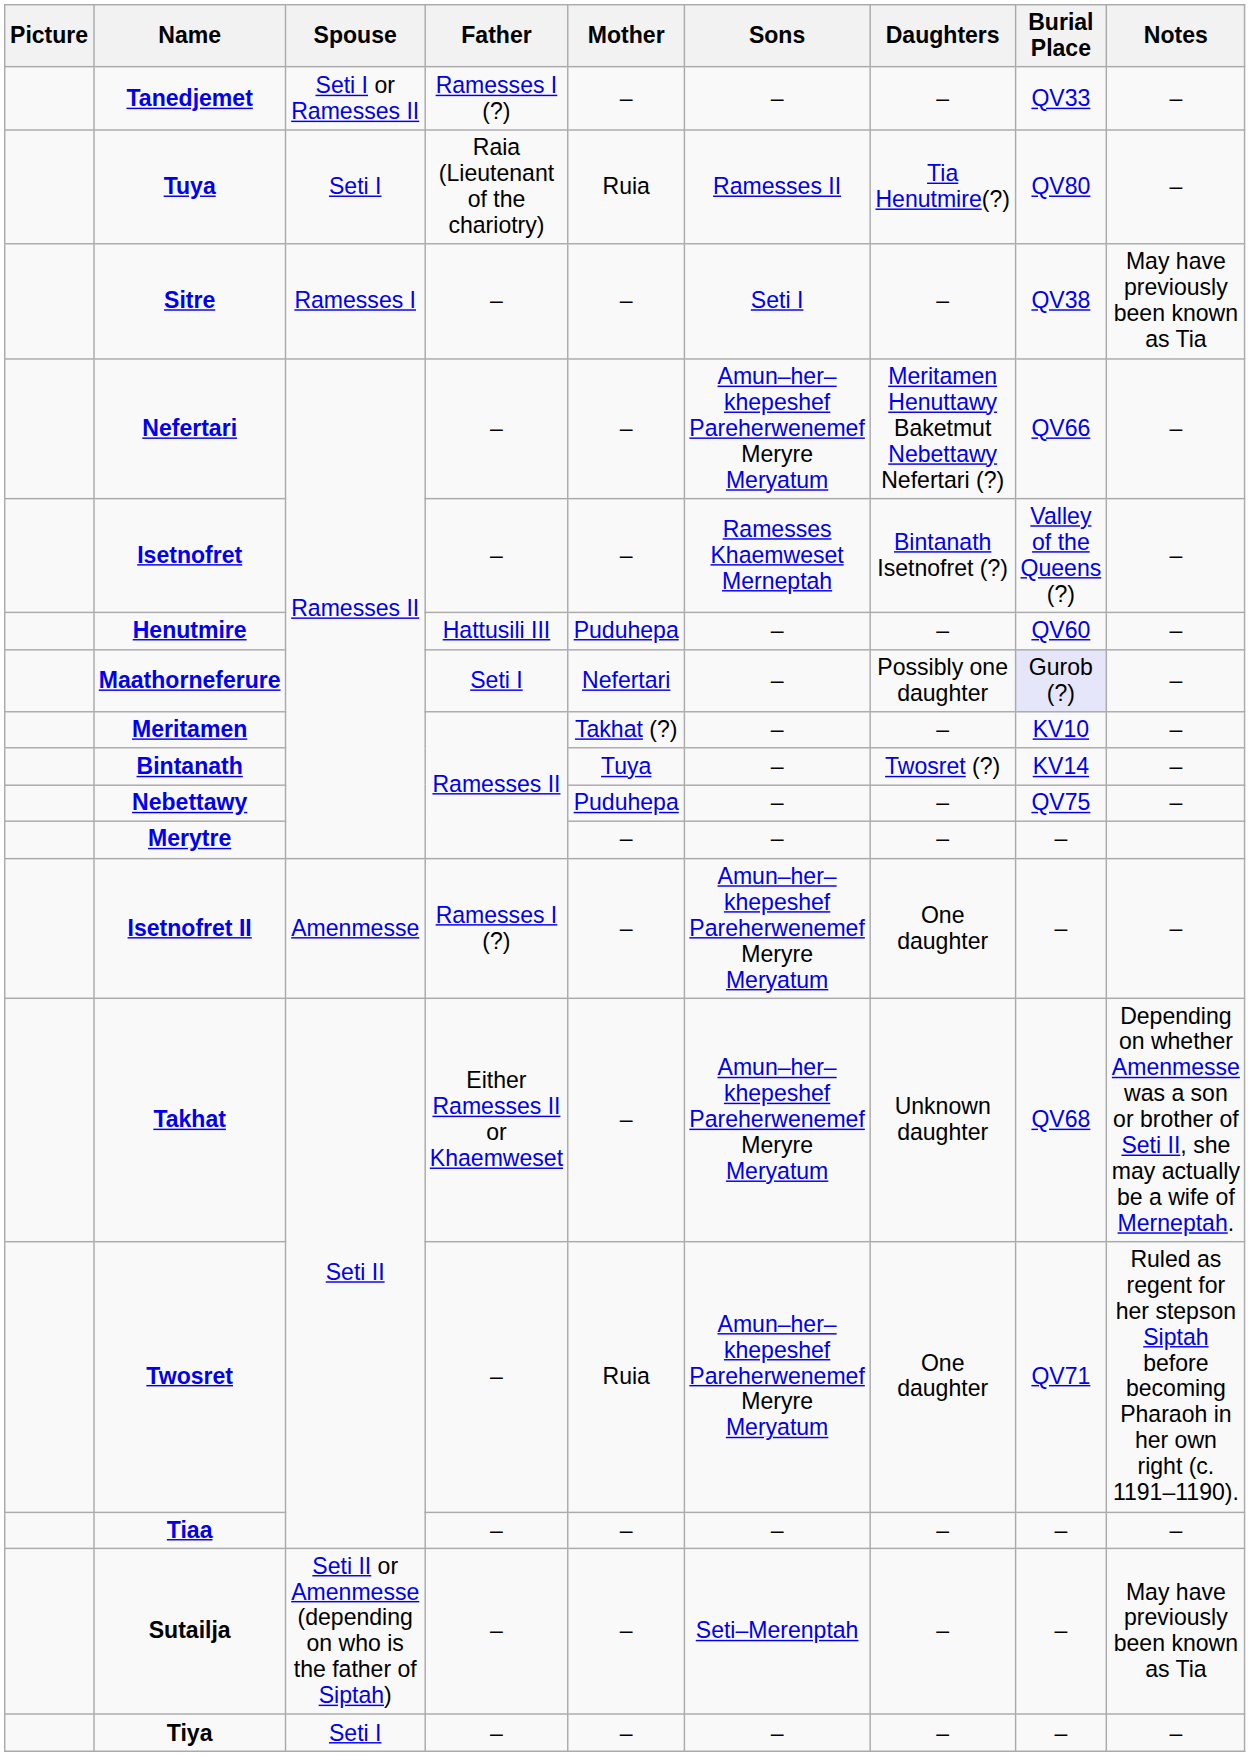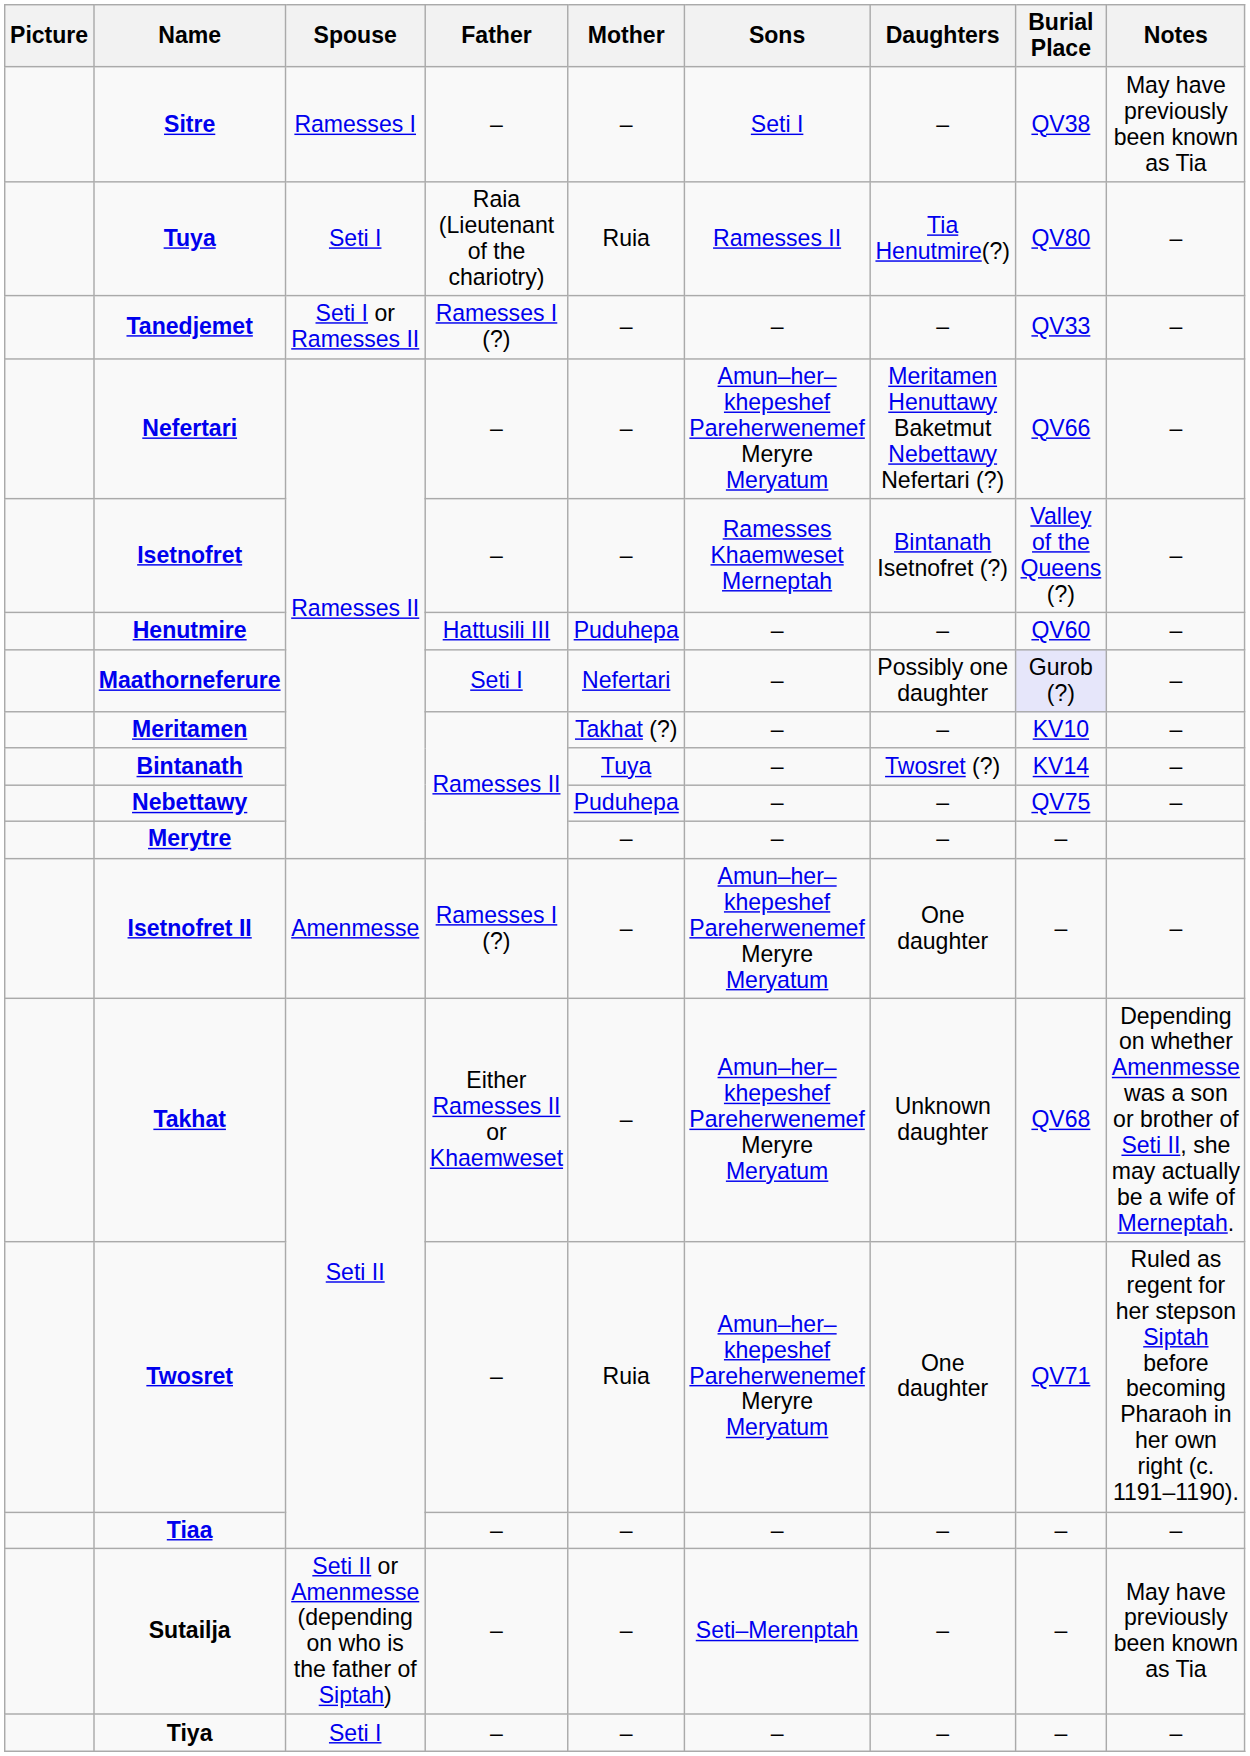rows swapped: (190, 300) <-> (190, 98)
